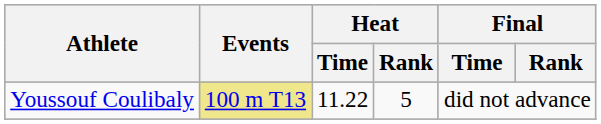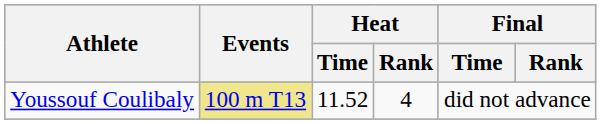(343, 100) 11.22 -> (343, 100) 11.52
(406, 100) 5 -> (406, 100) 4
